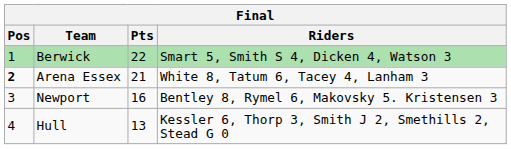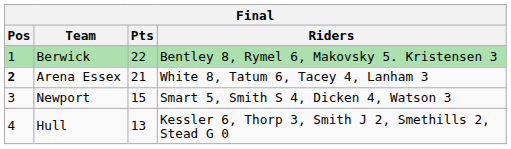(306, 56) Smart 5, Smith S 4, Dicken 4, Watson 3 -> (329, 56) Bentley 8, Rymel 6, Makovsky 5. Kristensen 3
(139, 98) 16 -> (139, 98) 15
(329, 98) Bentley 8, Rymel 6, Makovsky 5. Kristensen 3 -> (306, 98) Smart 5, Smith S 4, Dicken 4, Watson 3
